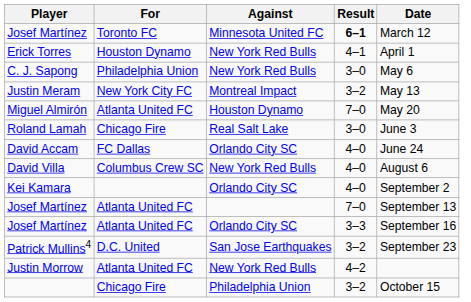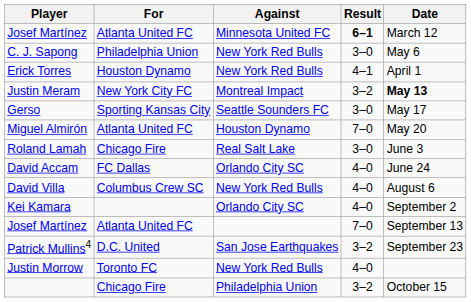(127, 33) Toronto FC -> (145, 33) Atlanta United FC
rows swapped: (39, 52) <-> (42, 71)
(400, 91) normal -> (407, 91) bold
+ row: (24, 110)
- row: (47, 226)
(145, 268) Atlanta United FC -> (127, 268) Toronto FC
(356, 268) 4–2 -> (363, 268) 4–0
